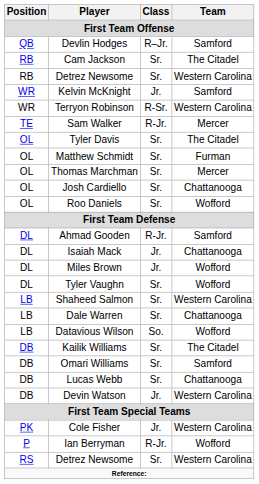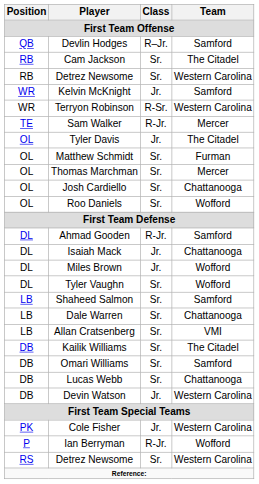(156, 140) Sr. -> (156, 140) Jr.
(213, 300) Western Carolina -> (213, 300) Samford
+ row: (27, 332)
- row: (27, 332)
